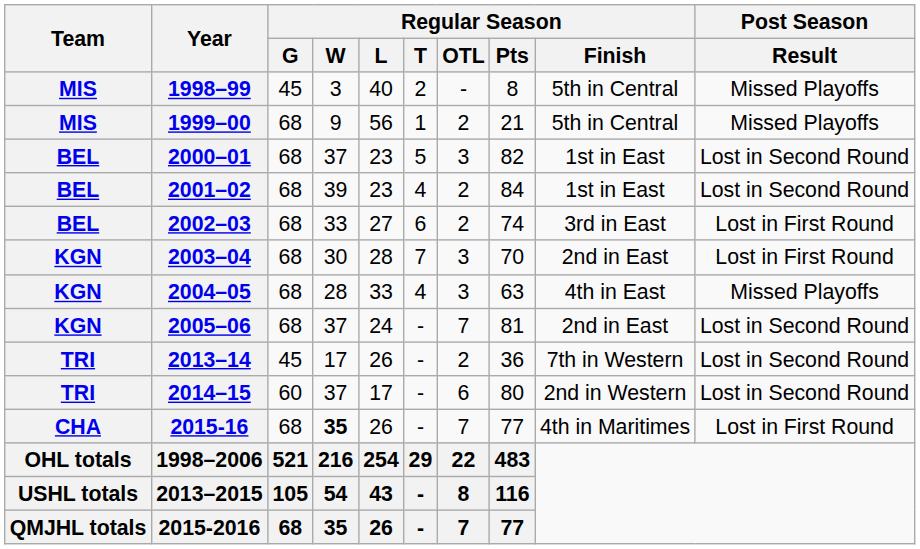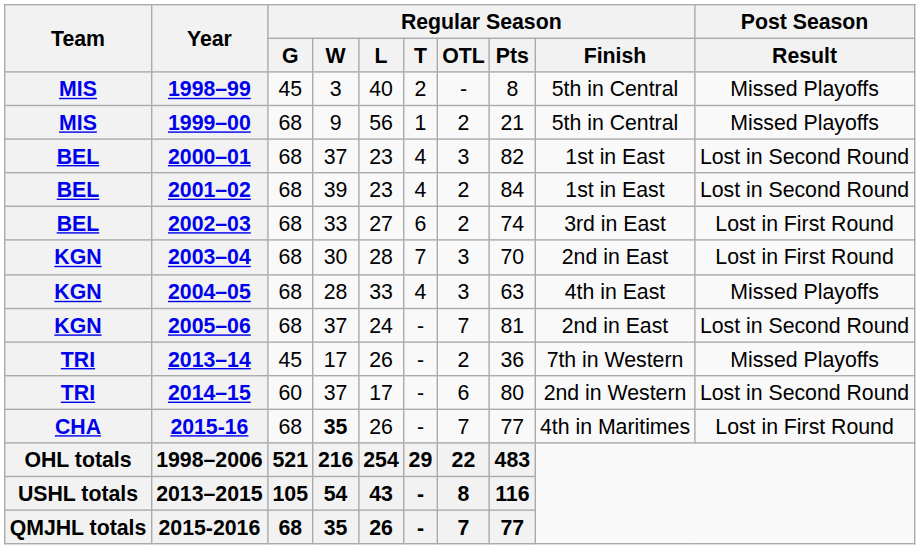(420, 156) 5 -> (420, 156) 4
(805, 359) Lost in Second Round -> (805, 359) Missed Playoffs
